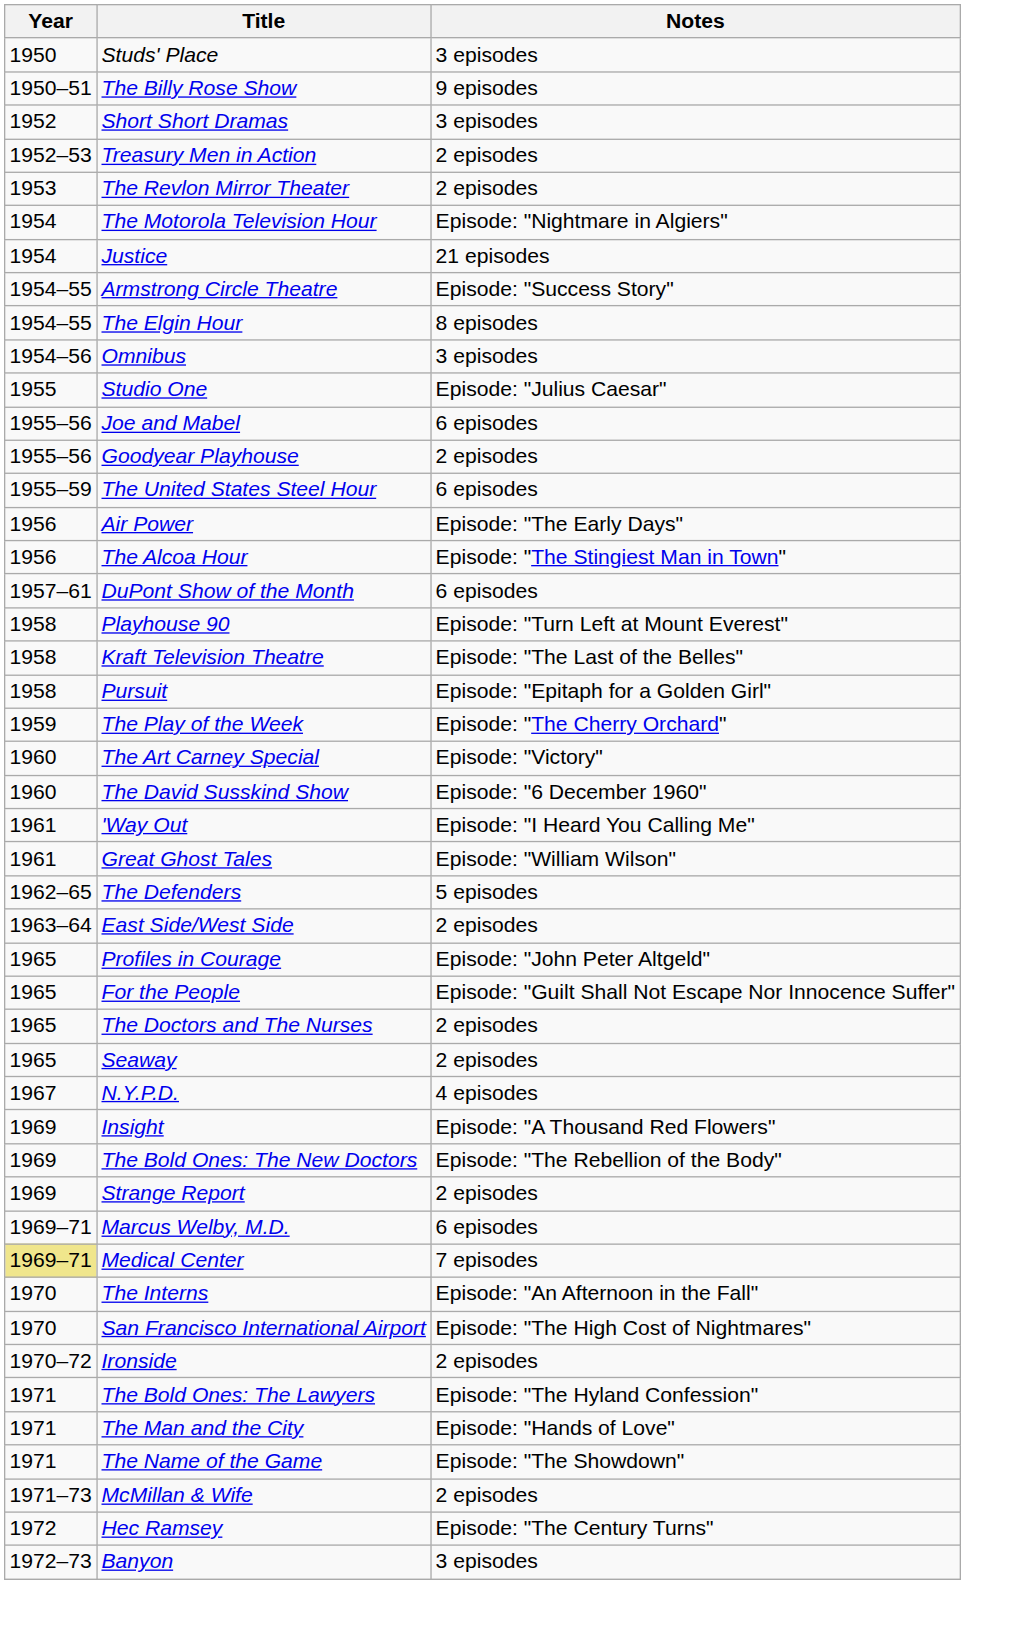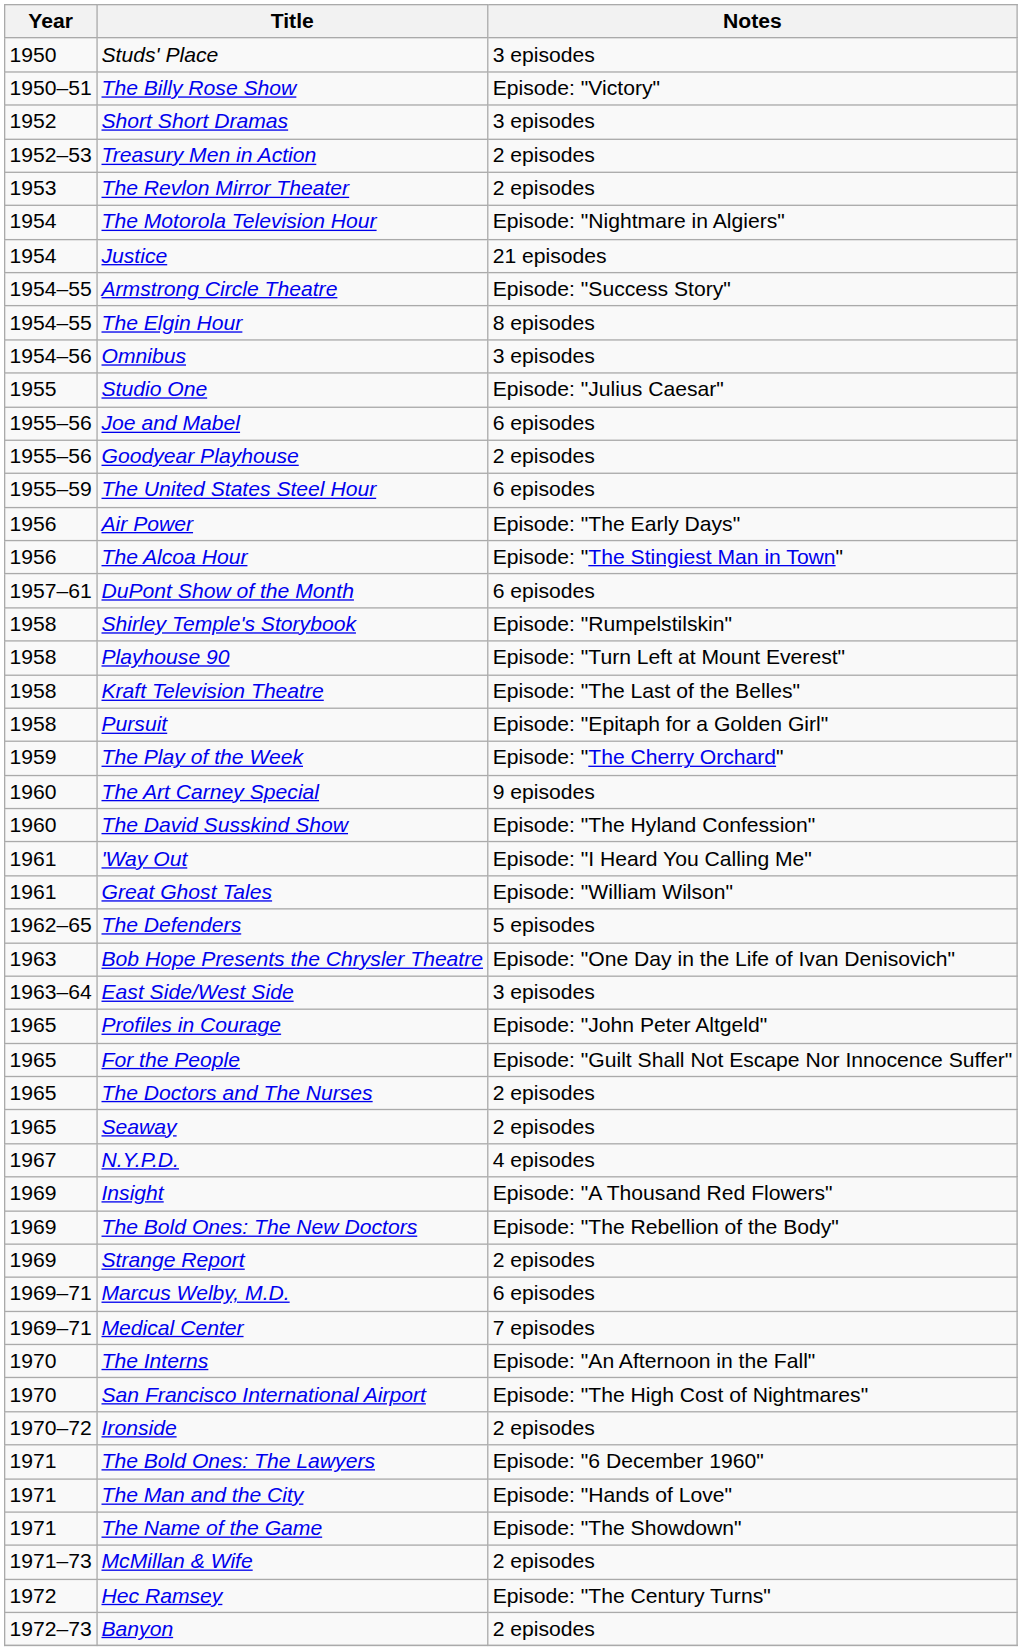(487, 88) 9 episodes -> (576, 88) Episode: "Victory"
+ row: (229, 624)
(519, 758) Episode: "Victory" -> (544, 791) 9 episodes
(571, 791) Episode: "6 December 1960" -> (654, 825) Episode: "The Hyland Confession"
+ row: (292, 959)
(487, 925) 2 episodes -> (544, 992) 3 episodes
(51, 1260) khaki background -> (51, 1327) no background
(597, 1394) Episode: "The Hyland Confession" -> (628, 1461) Episode: "6 December 1960"
(487, 1562) 3 episodes -> (544, 1629) 2 episodes
